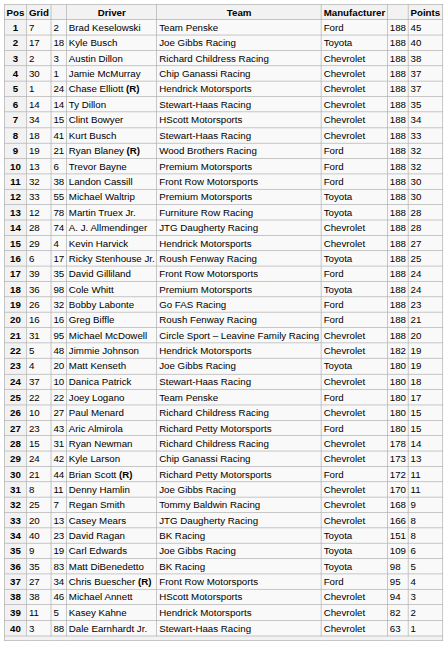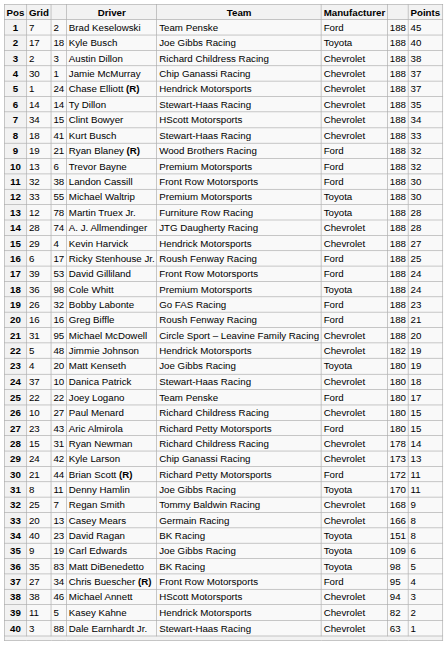(338, 259) Toyota -> (334, 259) Ford
(59, 274) 35 -> (59, 274) 53
(344, 490) Chevrolet -> (338, 490) Toyota
(209, 520) JTG Daugherty Racing -> (194, 520) Germain Racing
